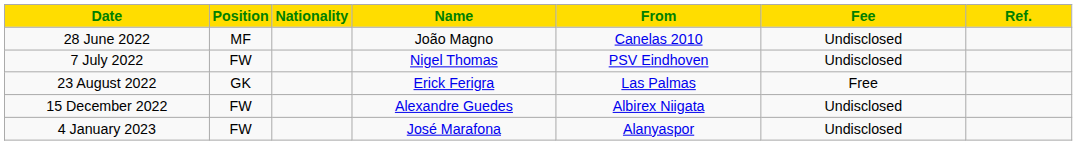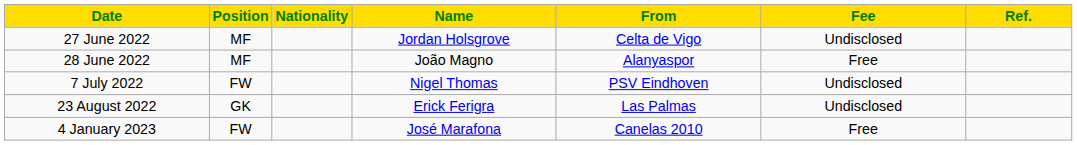+ row: (107, 39)
(659, 39) Canelas 2010 -> (659, 61) Alanyaspor
(863, 39) Undisclosed -> (863, 61) Free
(863, 84) Free -> (863, 106) Undisclosed
- row: (107, 106)
(659, 129) Alanyaspor -> (659, 129) Canelas 2010
(863, 129) Undisclosed -> (863, 129) Free
